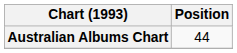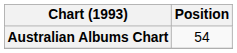(202, 37) 44 -> (202, 37) 54
